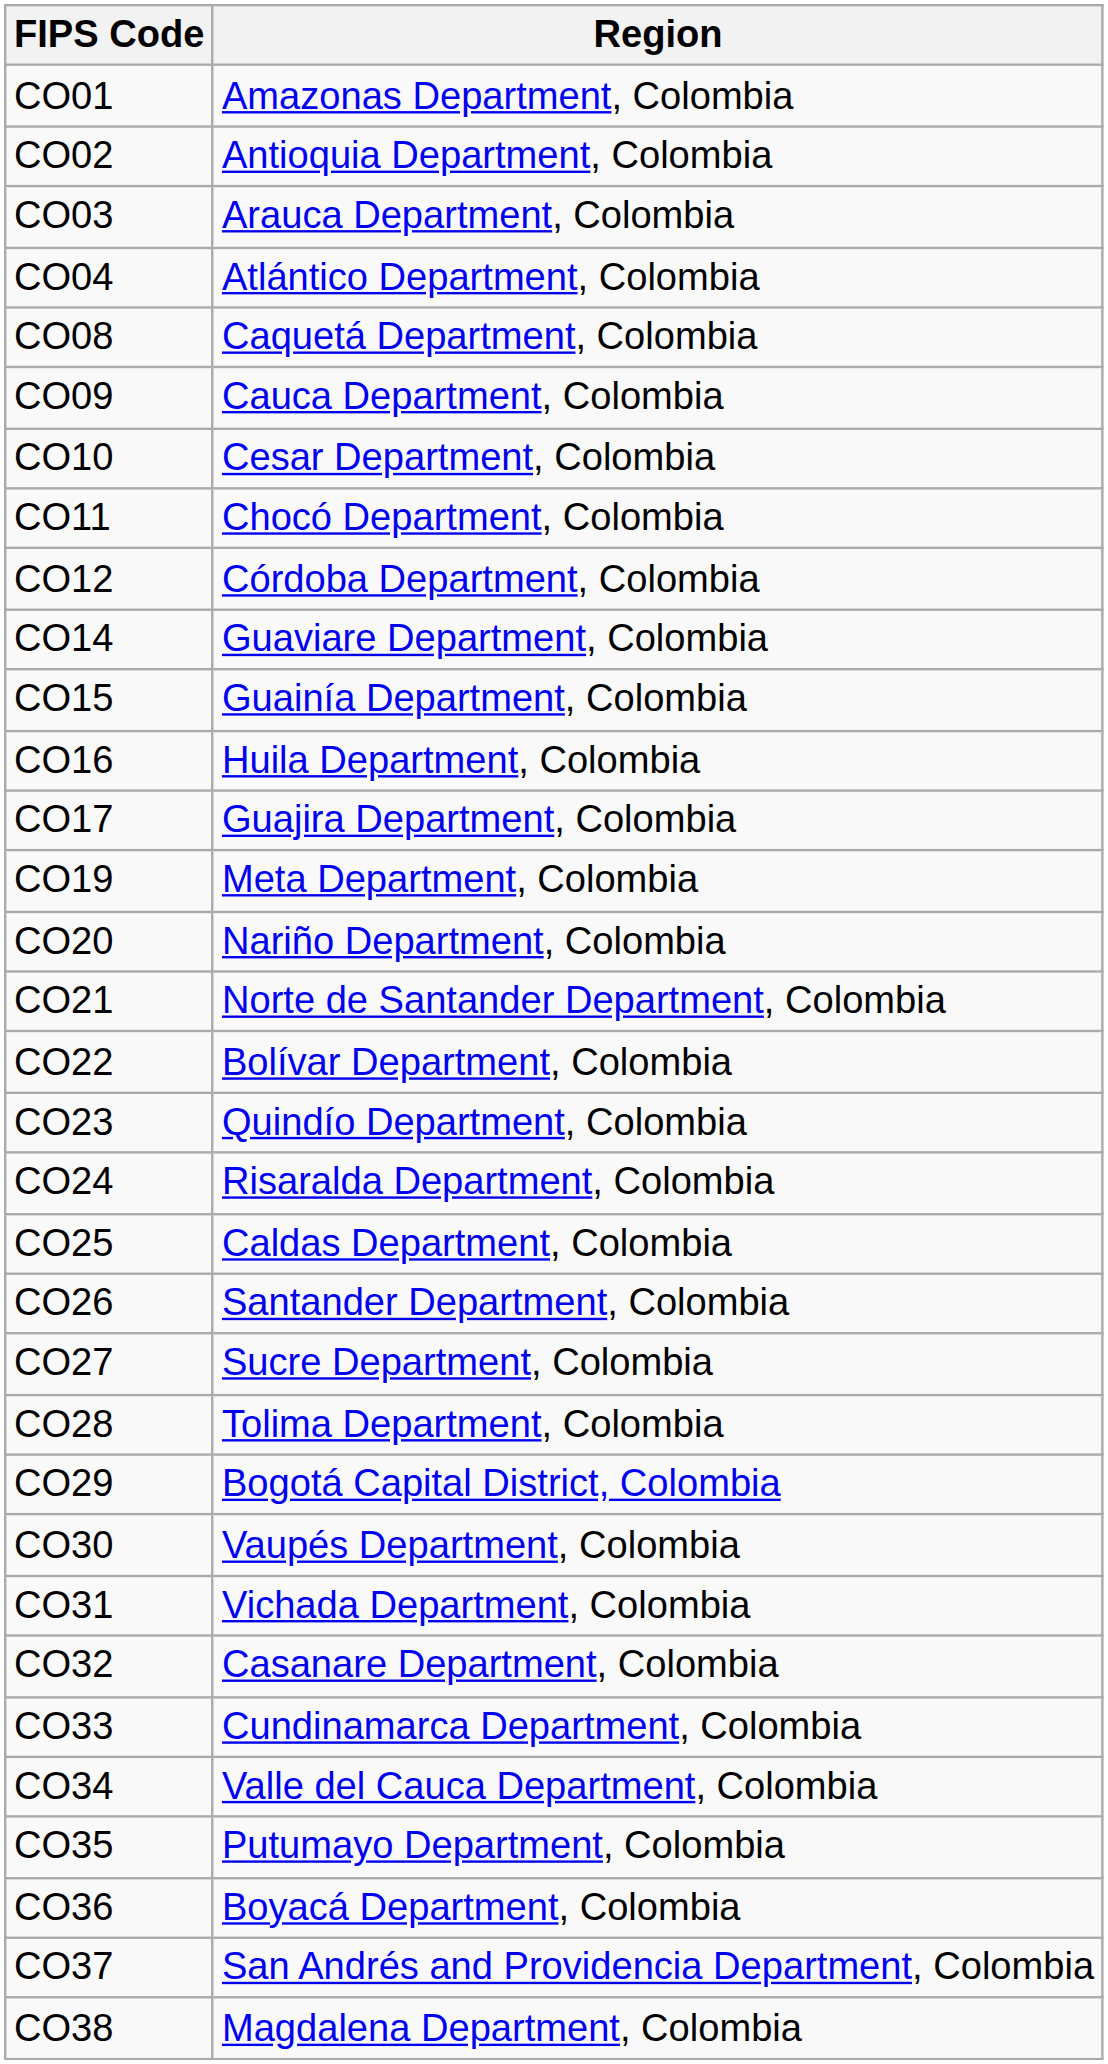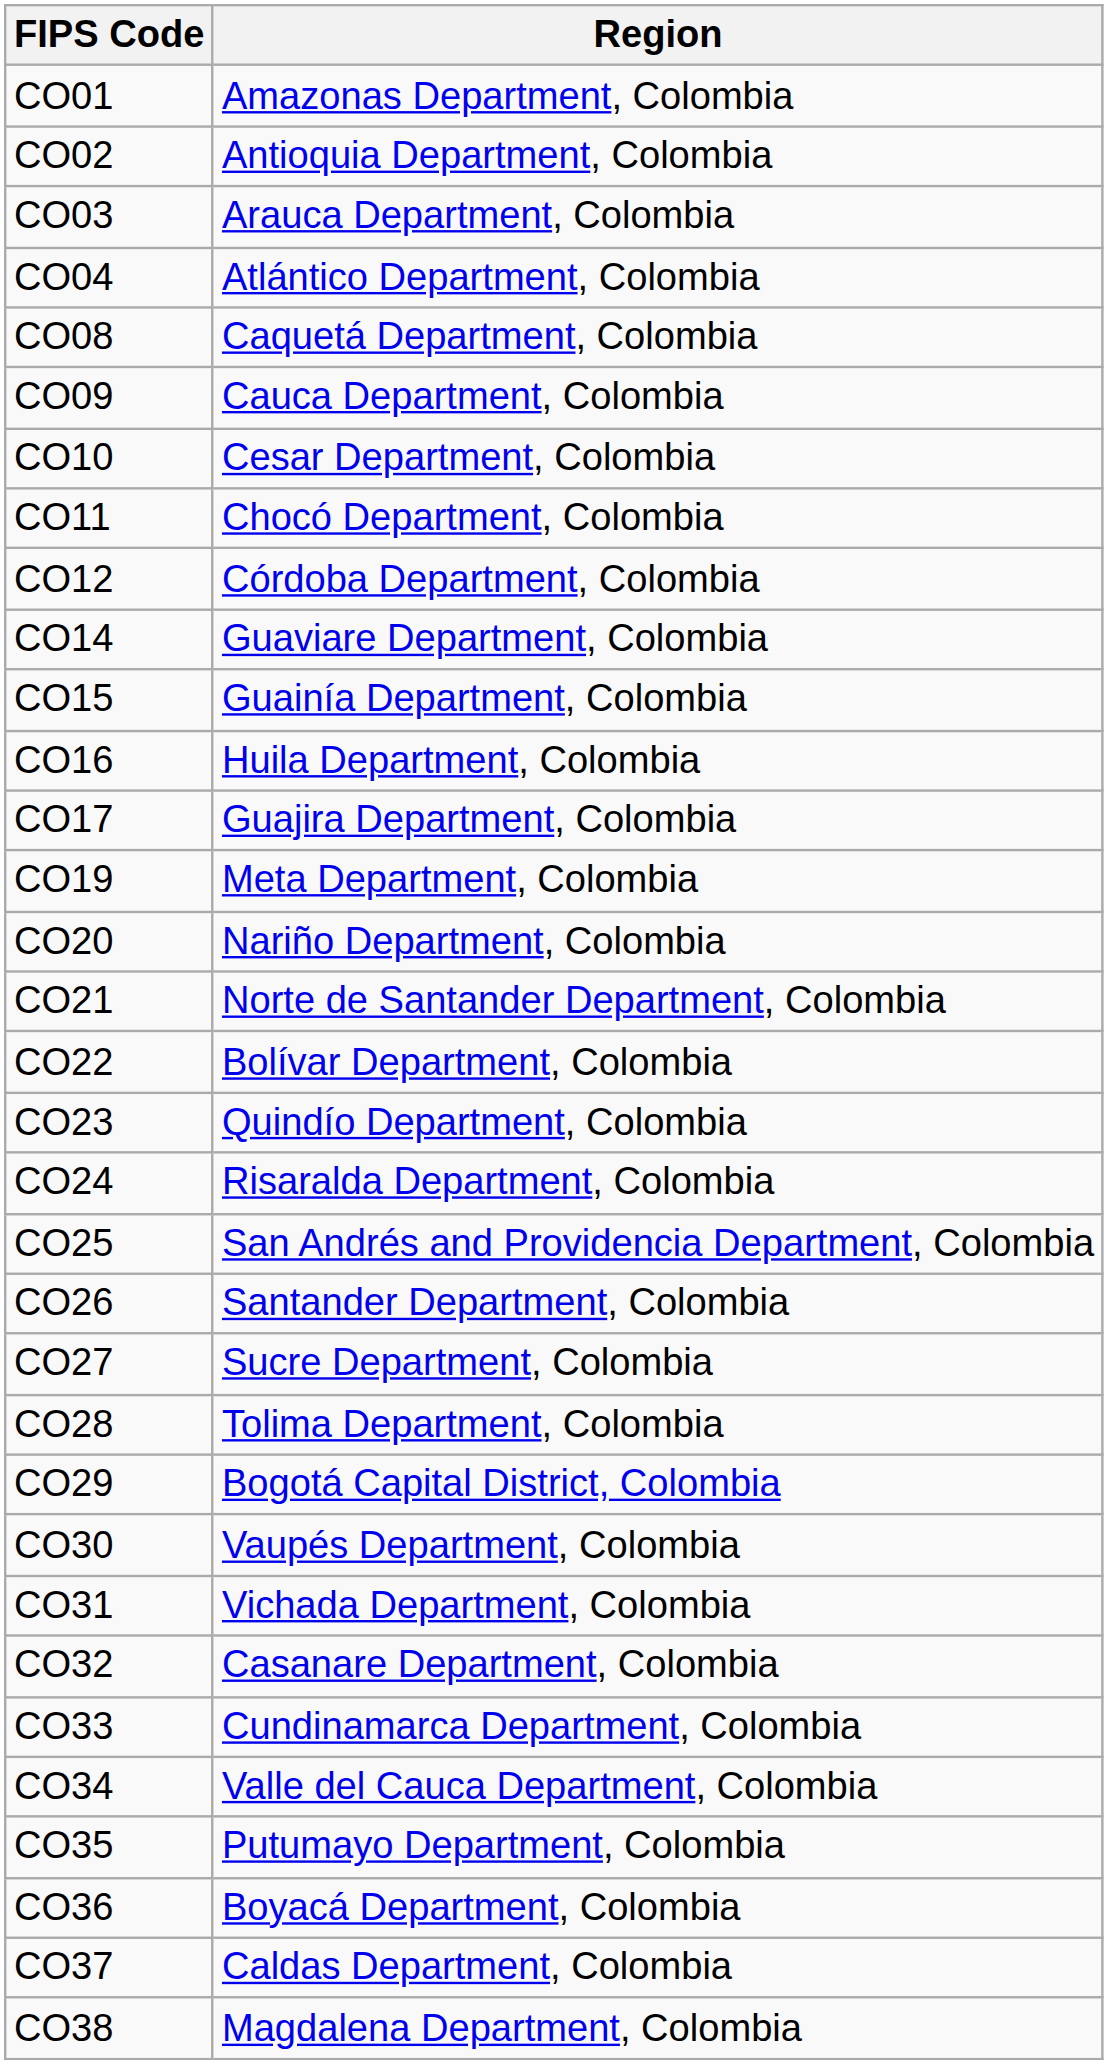(477, 1242) Caldas Department, Colombia -> (658, 1242) San Andrés and Providencia Department, Colombia
(658, 1967) San Andrés and Providencia Department, Colombia -> (477, 1967) Caldas Department, Colombia
